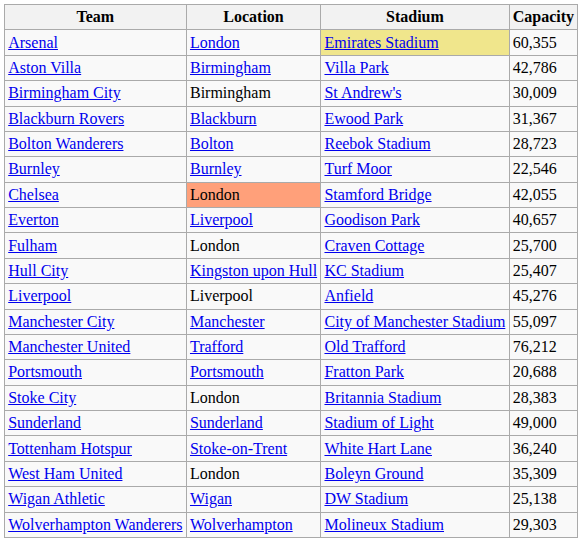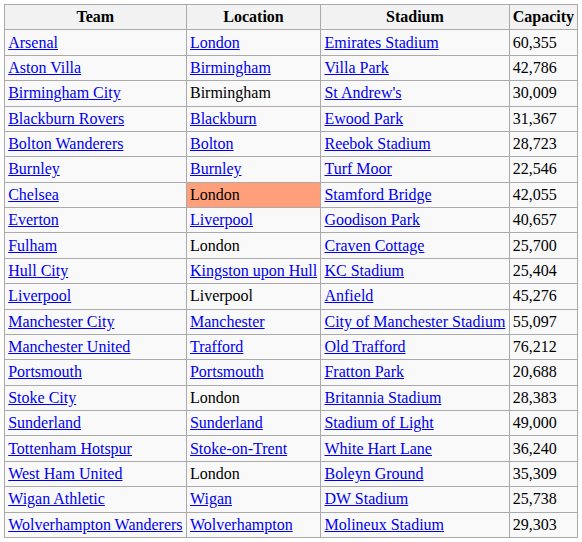(382, 42) khaki background -> (382, 42) no background
(535, 270) 25,407 -> (535, 270) 25,404
(535, 499) 25,138 -> (535, 499) 25,738
